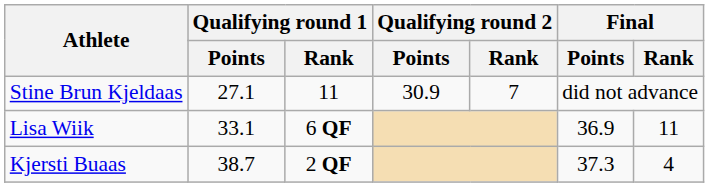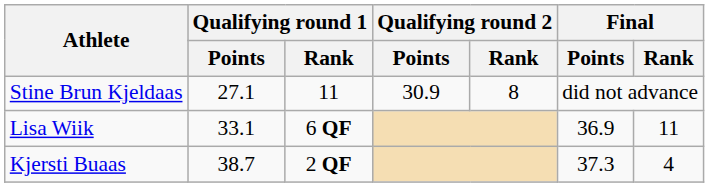(514, 93) 7 -> (514, 93) 8
